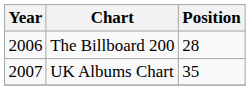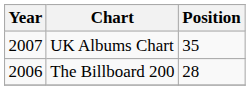rows swapped: (112, 71) <-> (112, 44)
